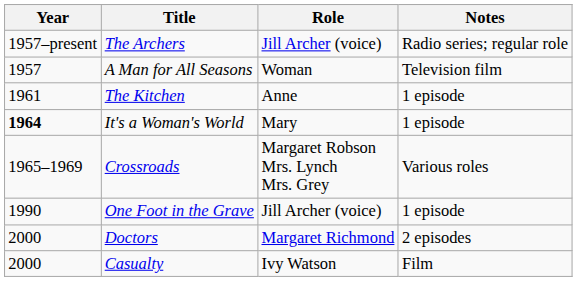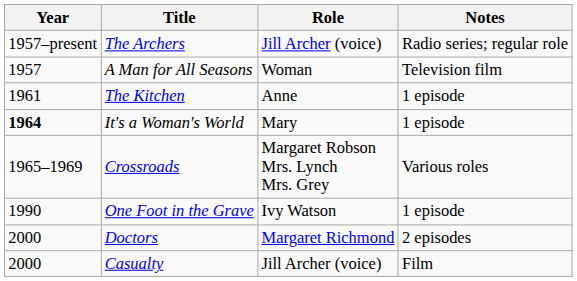(321, 211) Jill Archer (voice) -> (299, 211) Ivy Watson
(299, 263) Ivy Watson -> (321, 263) Jill Archer (voice)
